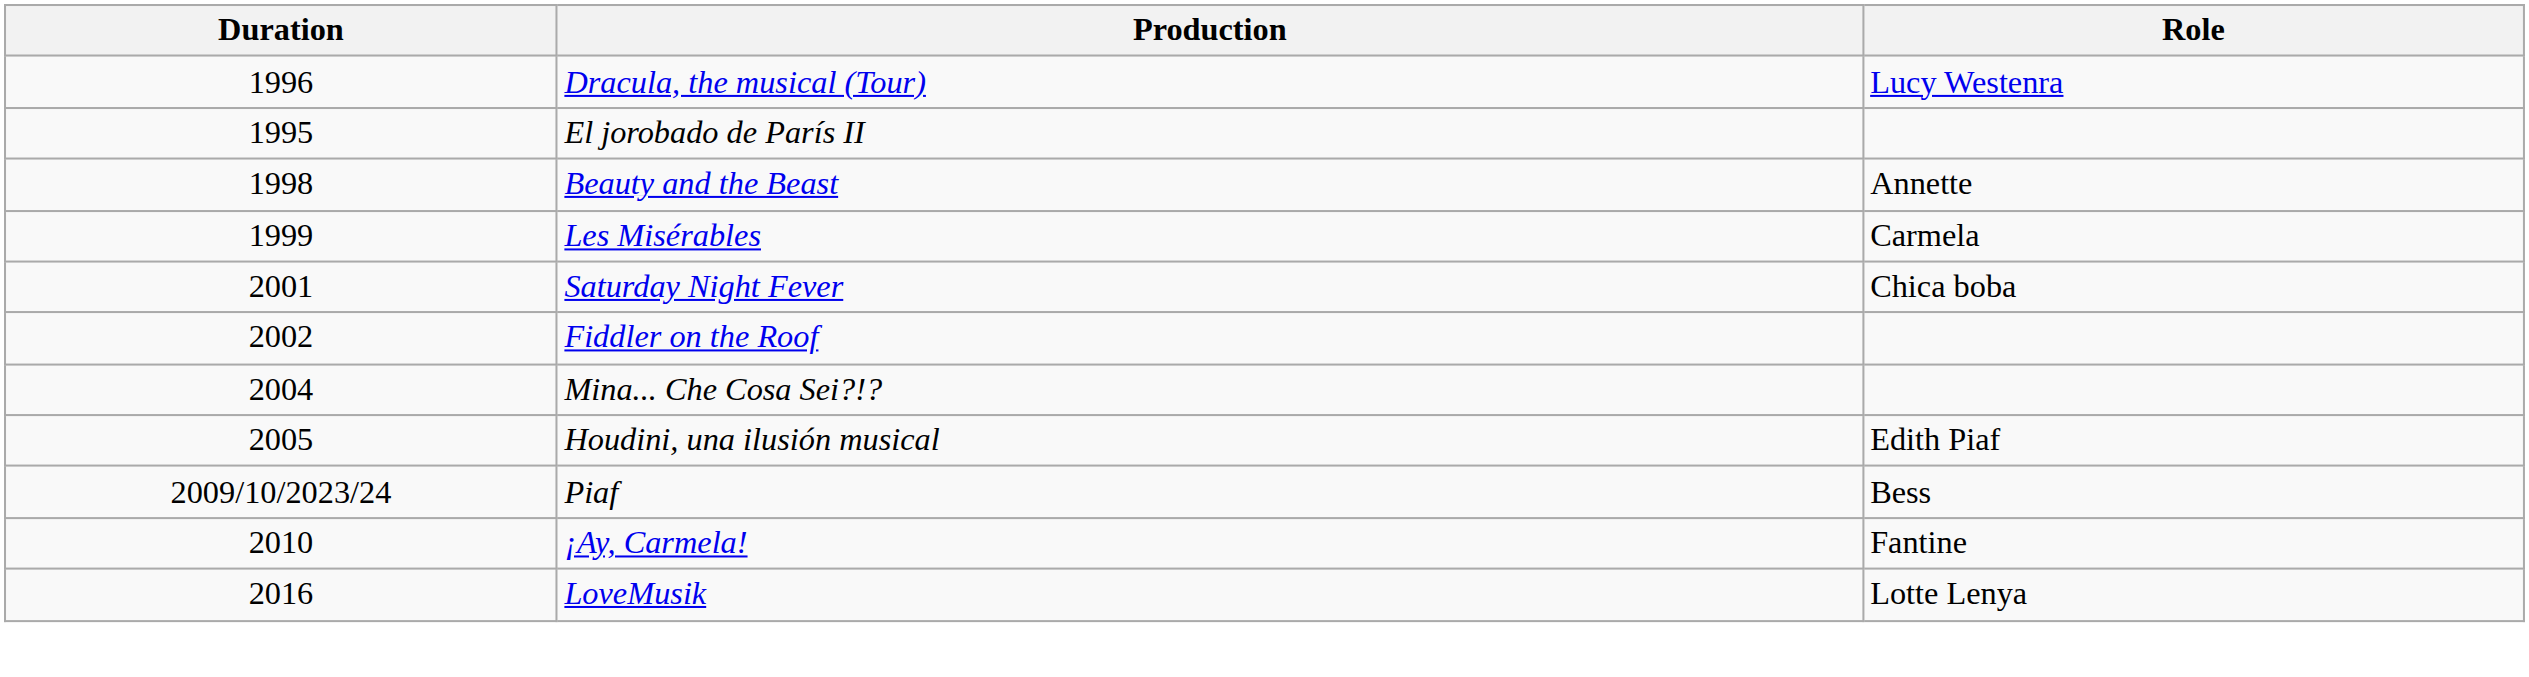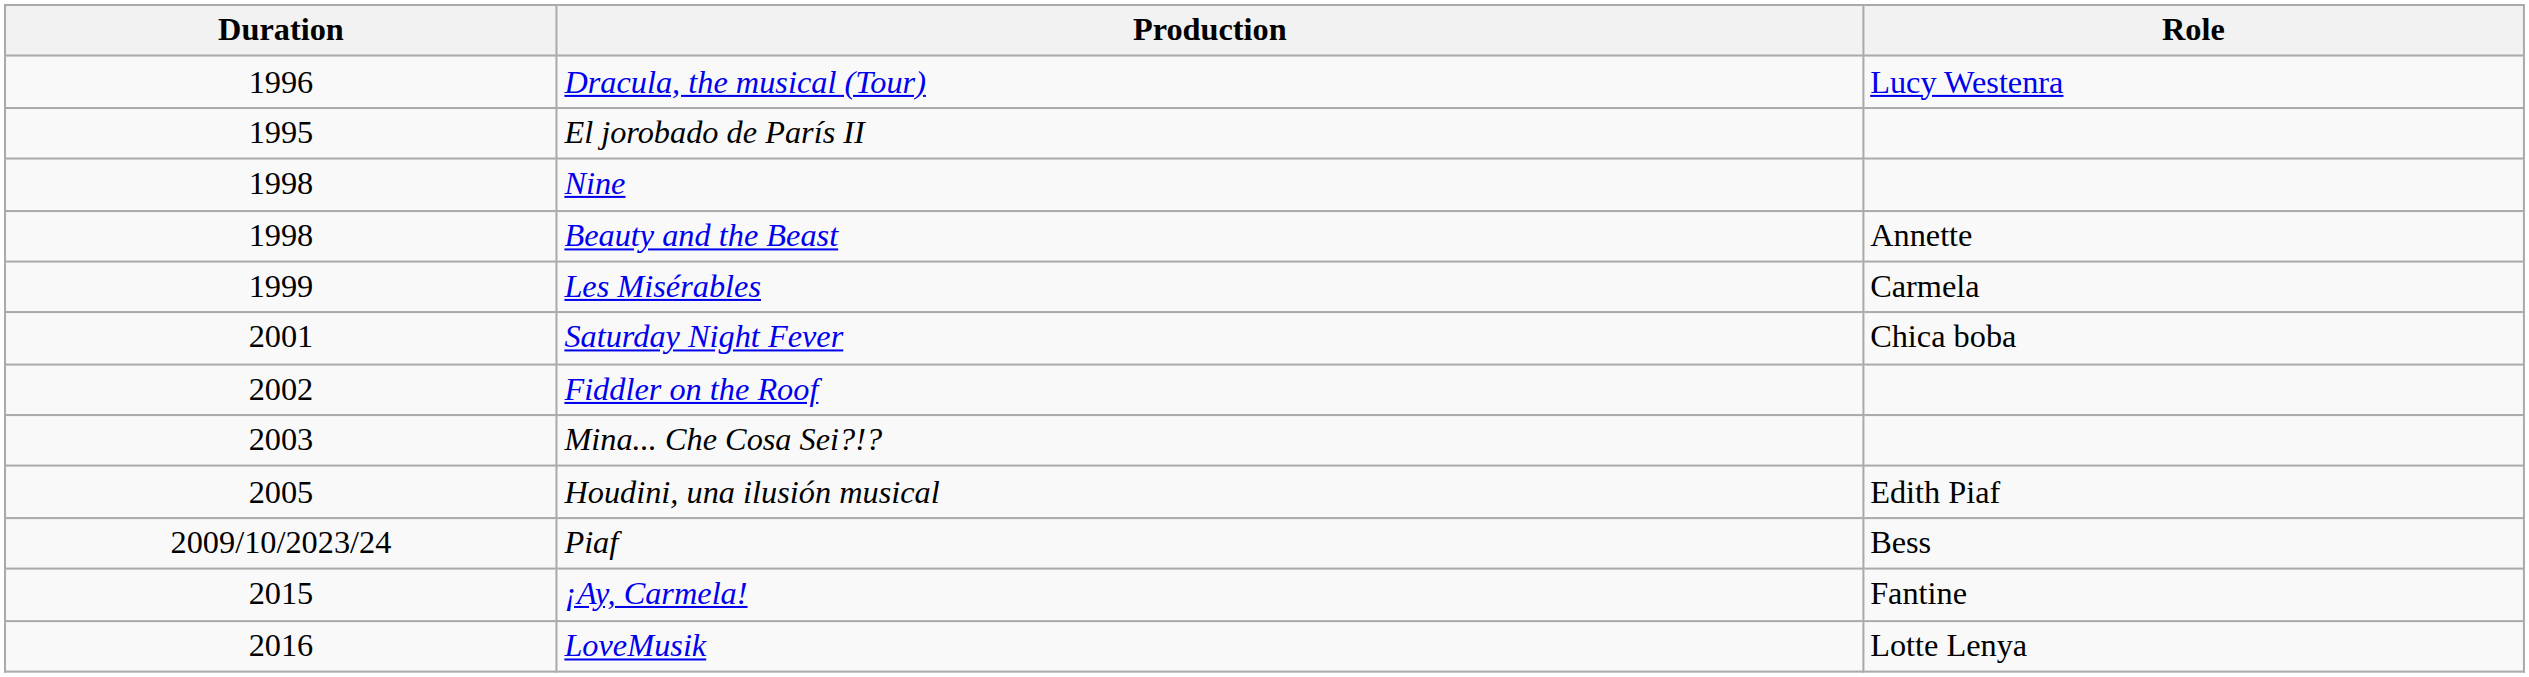+ row: (595, 183)
(281, 388) 2004 -> (281, 440) 2003
(281, 542) 2010 -> (281, 593) 2015
